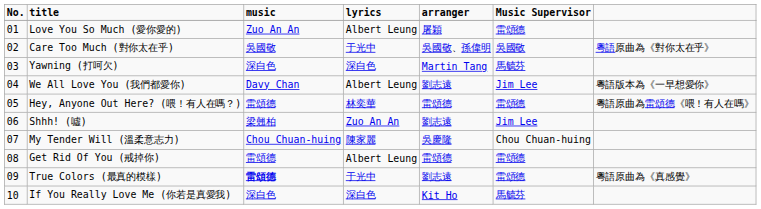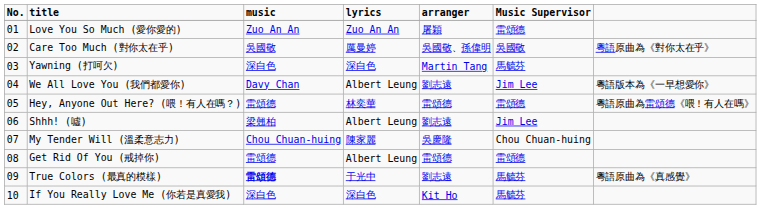(381, 30) Albert Leung -> (373, 30) Zuo An An
(361, 48) 于光中 -> (361, 48) 厲曼婷
(373, 122) Zuo An An -> (381, 122) Albert Leung
(511, 176) 雷頌德 -> (511, 176) 馬毓芬
